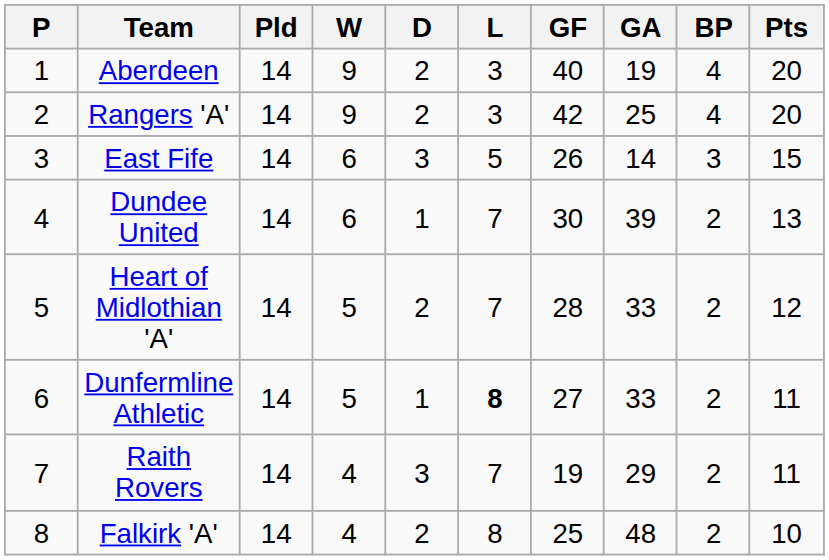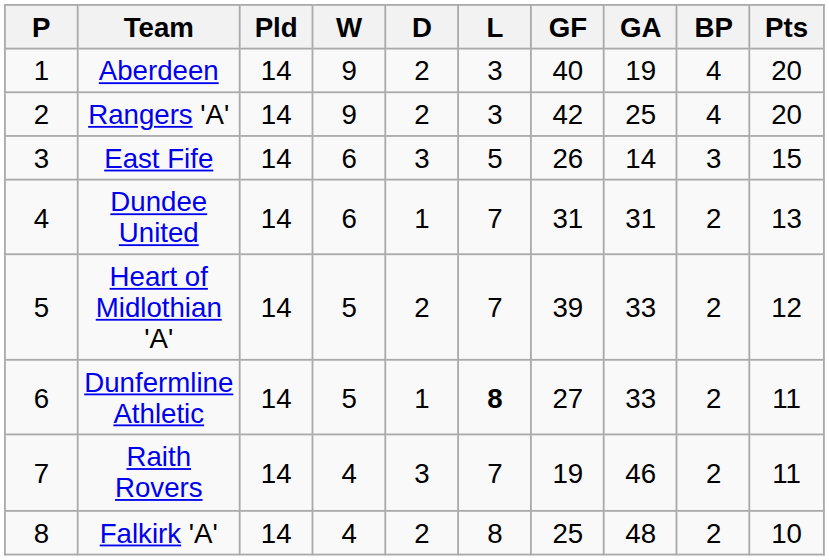(568, 218) 30 -> (568, 218) 31
(641, 218) 39 -> (641, 218) 31
(568, 308) 28 -> (568, 308) 39
(641, 473) 29 -> (641, 473) 46
